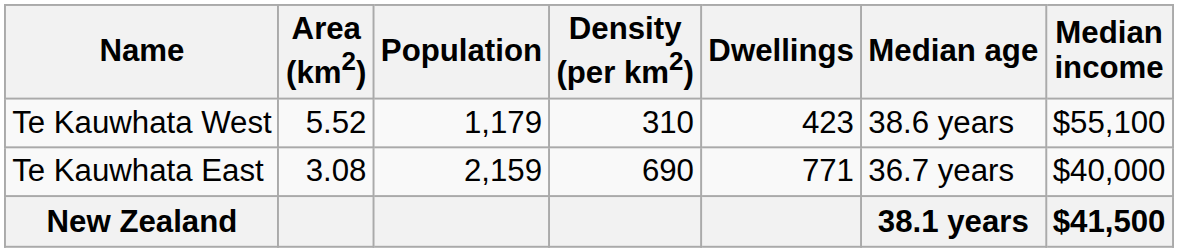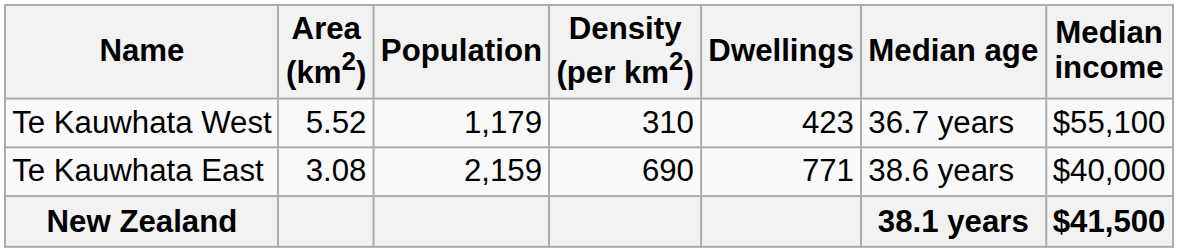(941, 122) 38.6 years -> (941, 122) 36.7 years
(941, 171) 36.7 years -> (941, 171) 38.6 years
